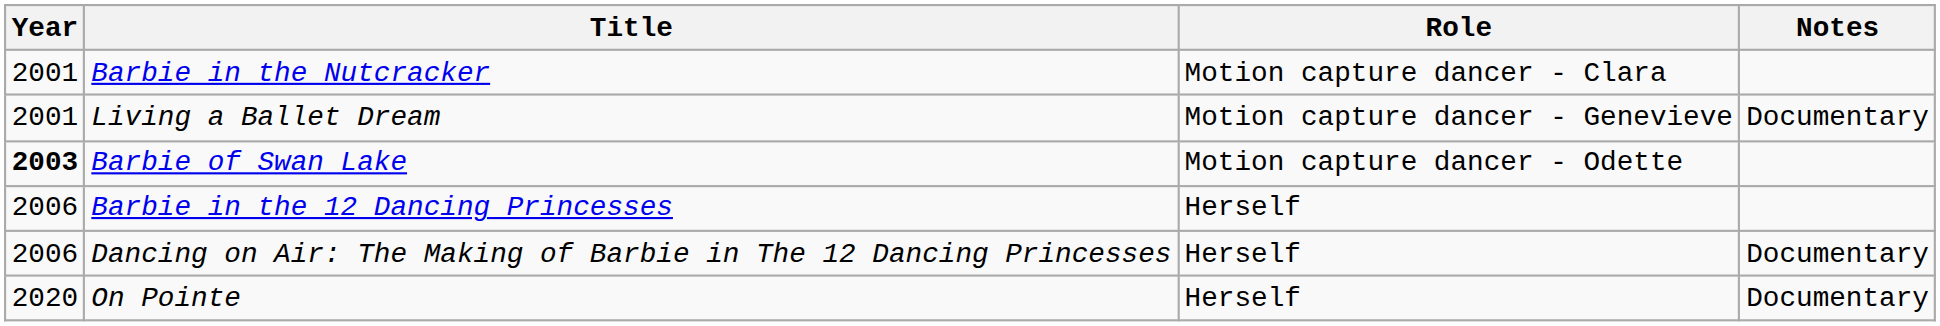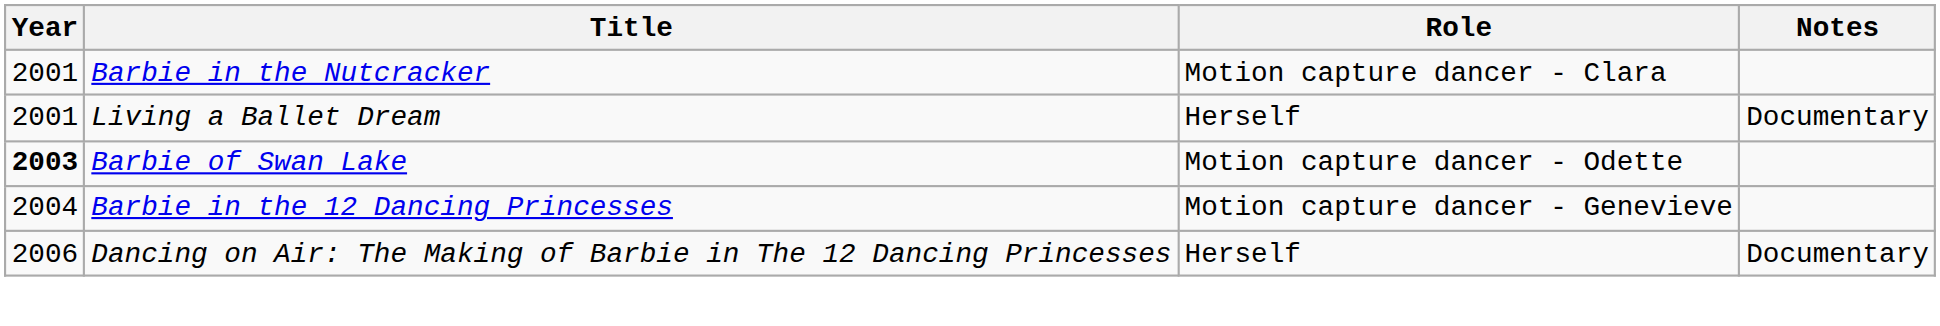(1459, 118) Motion capture dancer - Genevieve -> (1243, 118) Herself
(45, 208) 2006 -> (45, 208) 2004
(1243, 208) Herself -> (1459, 208) Motion capture dancer - Genevieve
- row: (166, 298)
